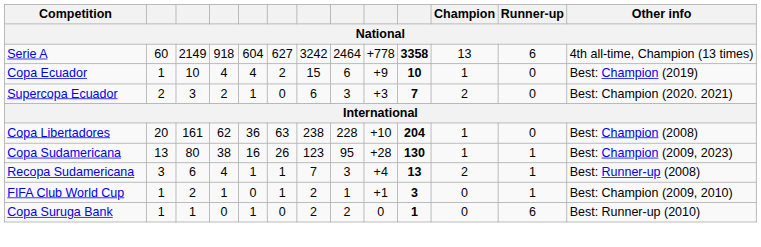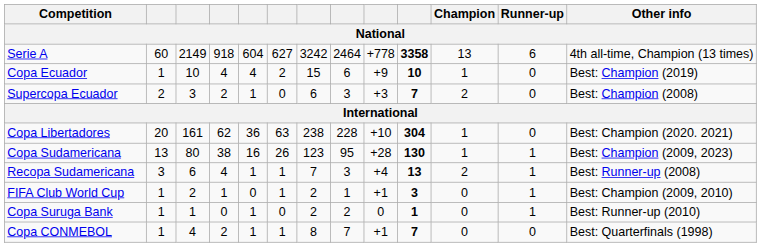(651, 93) Best: Champion (2020. 2021) -> (634, 93) Best: Champion (2008)
(414, 133) 204 -> (414, 133) 304
(634, 133) Best: Champion (2008) -> (651, 133) Best: Champion (2020. 2021)
(532, 212) 6 -> (532, 212) 1
+ row: (60, 232)
